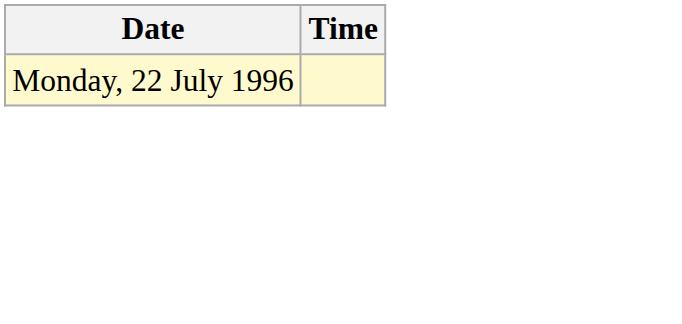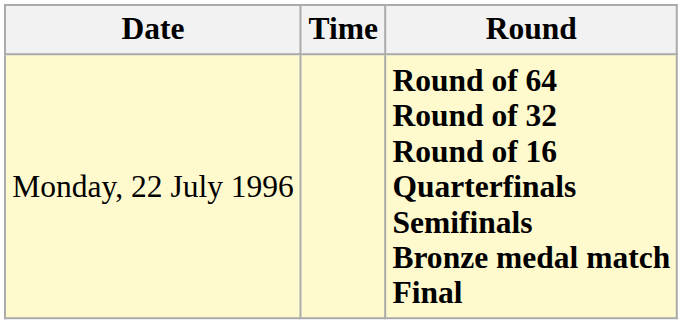+ column: (531, 29)
